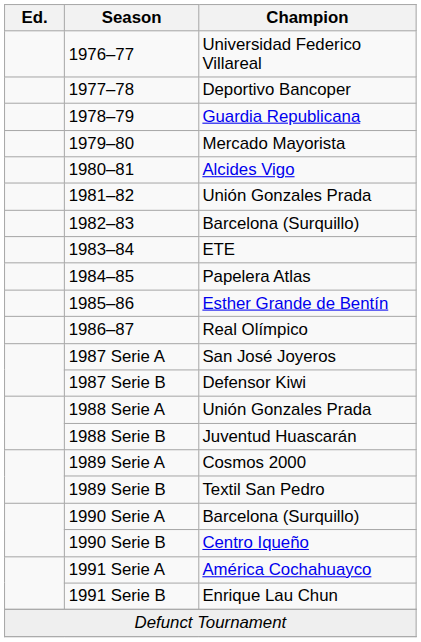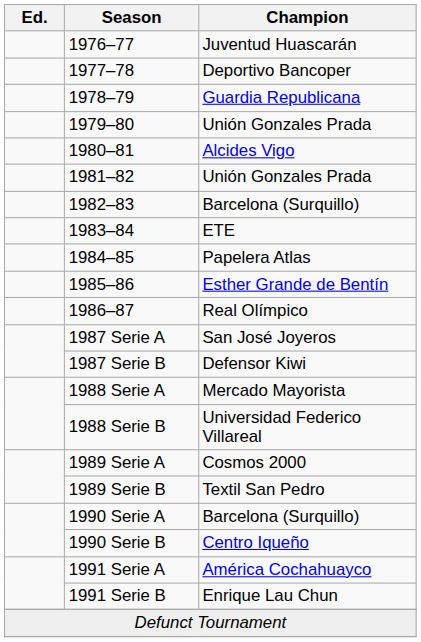(282, 53) Universidad Federico Villareal -> (279, 44) Juventud Huascarán
(274, 143) Mercado Mayorista -> (287, 124) Unión Gonzales Prada
(287, 409) Unión Gonzales Prada -> (274, 390) Mercado Mayorista
(279, 436) Juventud Huascarán -> (282, 426) Universidad Federico Villareal
